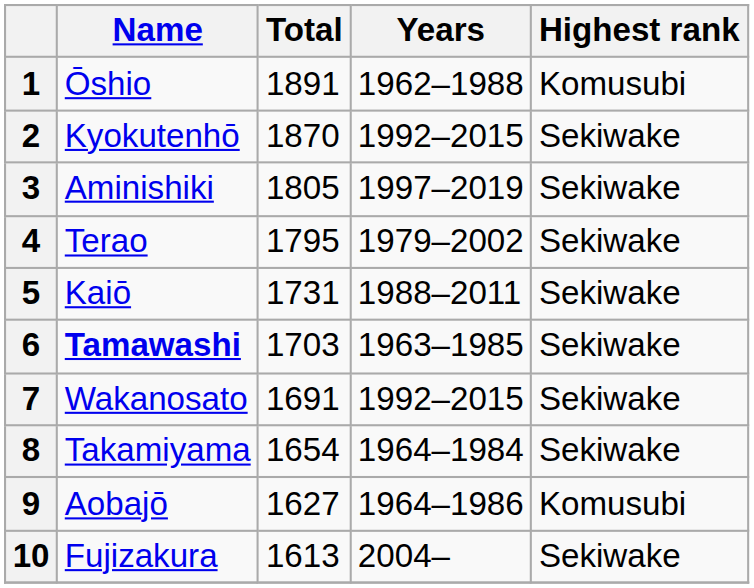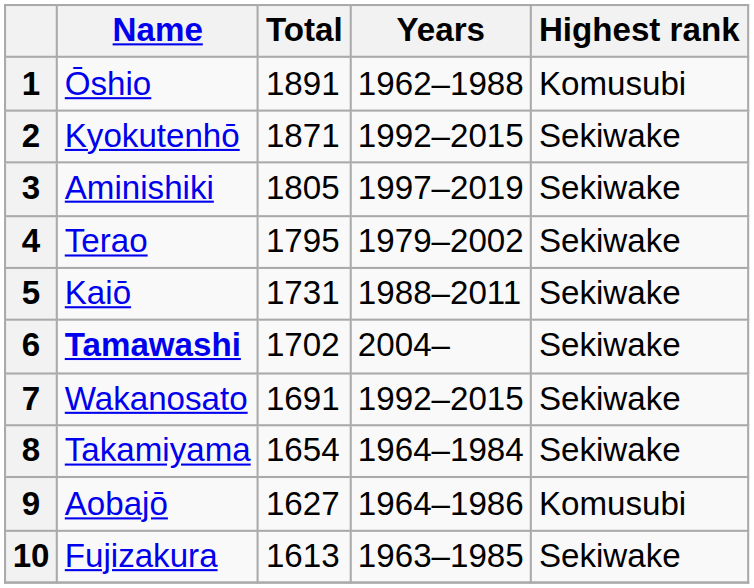(303, 135) 1870 -> (303, 135) 1871
(303, 345) 1703 -> (303, 345) 1702
(441, 345) 1963–1985 -> (404, 345) 2004–
(404, 556) 2004– -> (441, 556) 1963–1985
